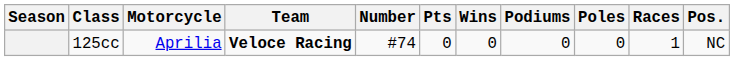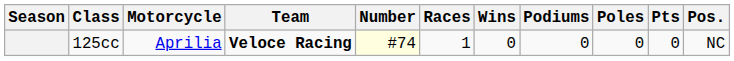columns swapped: (656, 17) <-> (438, 17)
(402, 43) no background -> (402, 43) lightyellow background
